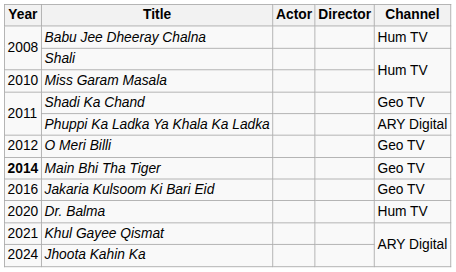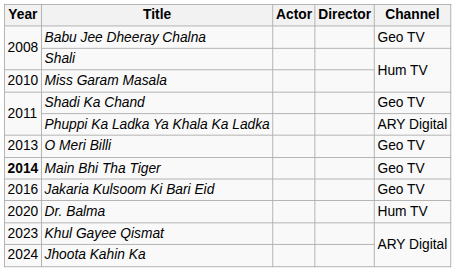(403, 37) Hum TV -> (401, 37) Geo TV
(23, 146) 2012 -> (23, 146) 2013
(23, 233) 2021 -> (23, 233) 2023
